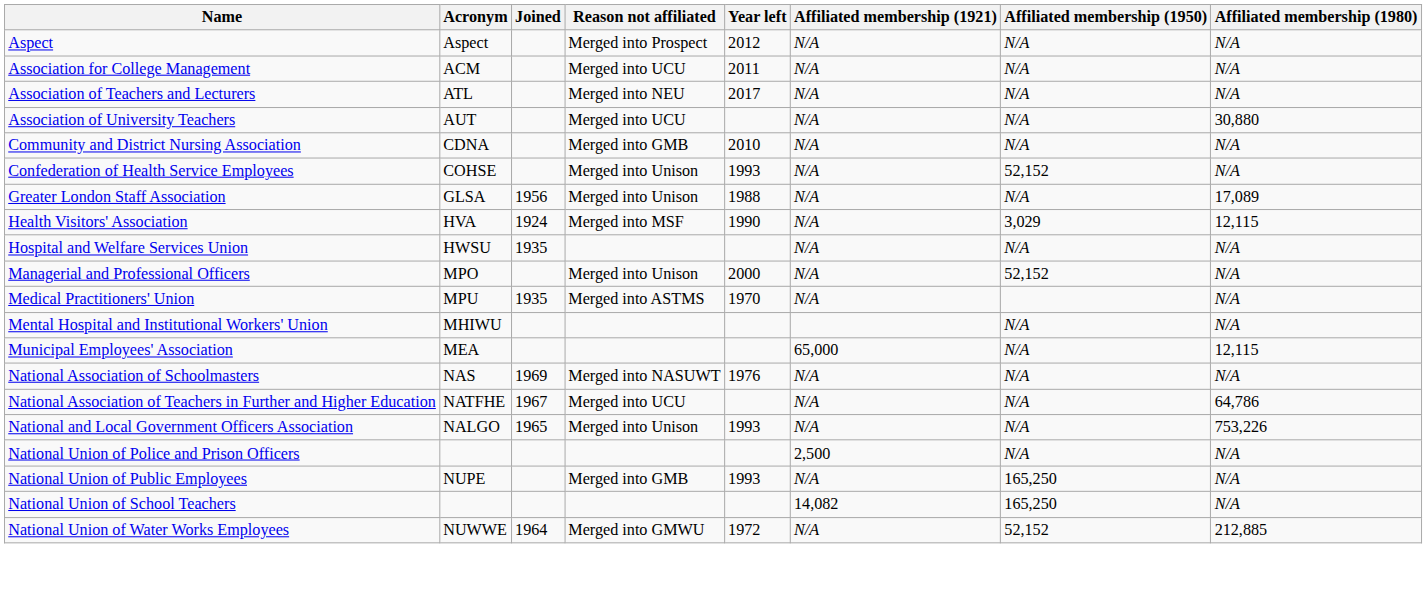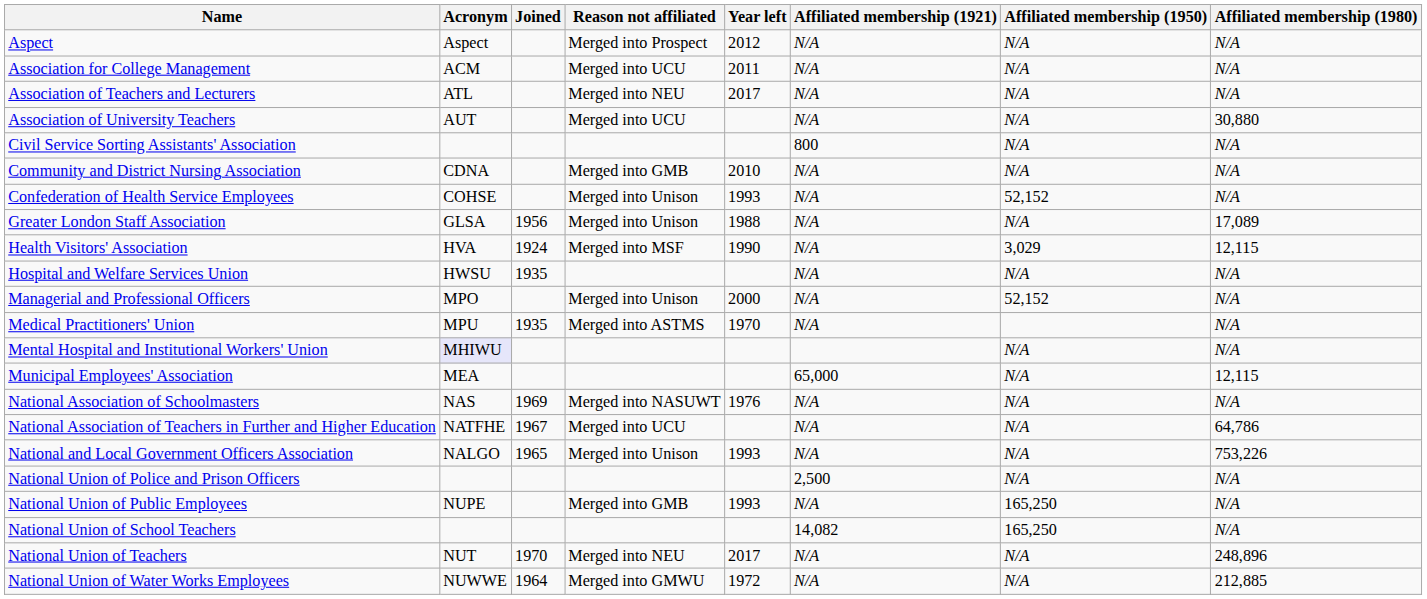+ row: (152, 145)
(472, 324) no background -> (472, 350) lavender background
+ row: (97, 555)
(1027, 529) 52,152 -> (1017, 581) N/A
